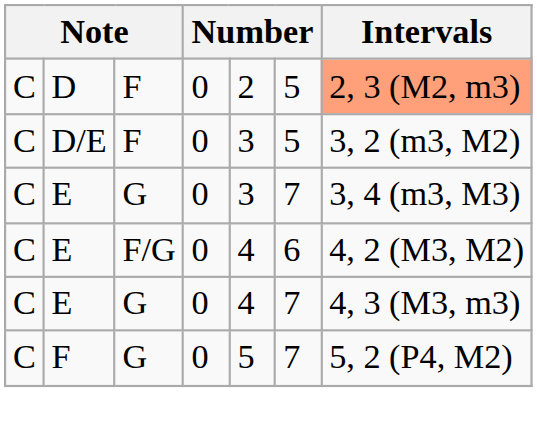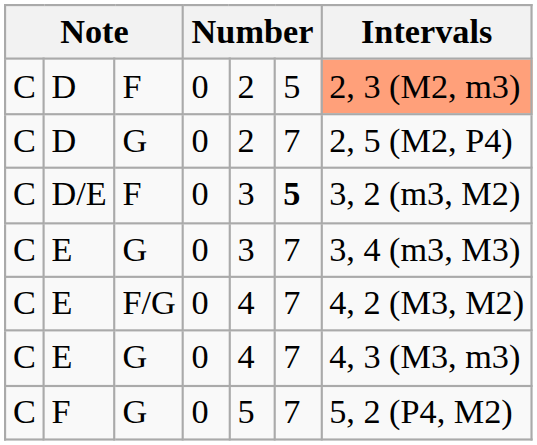+ row: (64, 140)
(292, 140) normal -> (292, 194) bold
(292, 248) 6 -> (292, 303) 7
